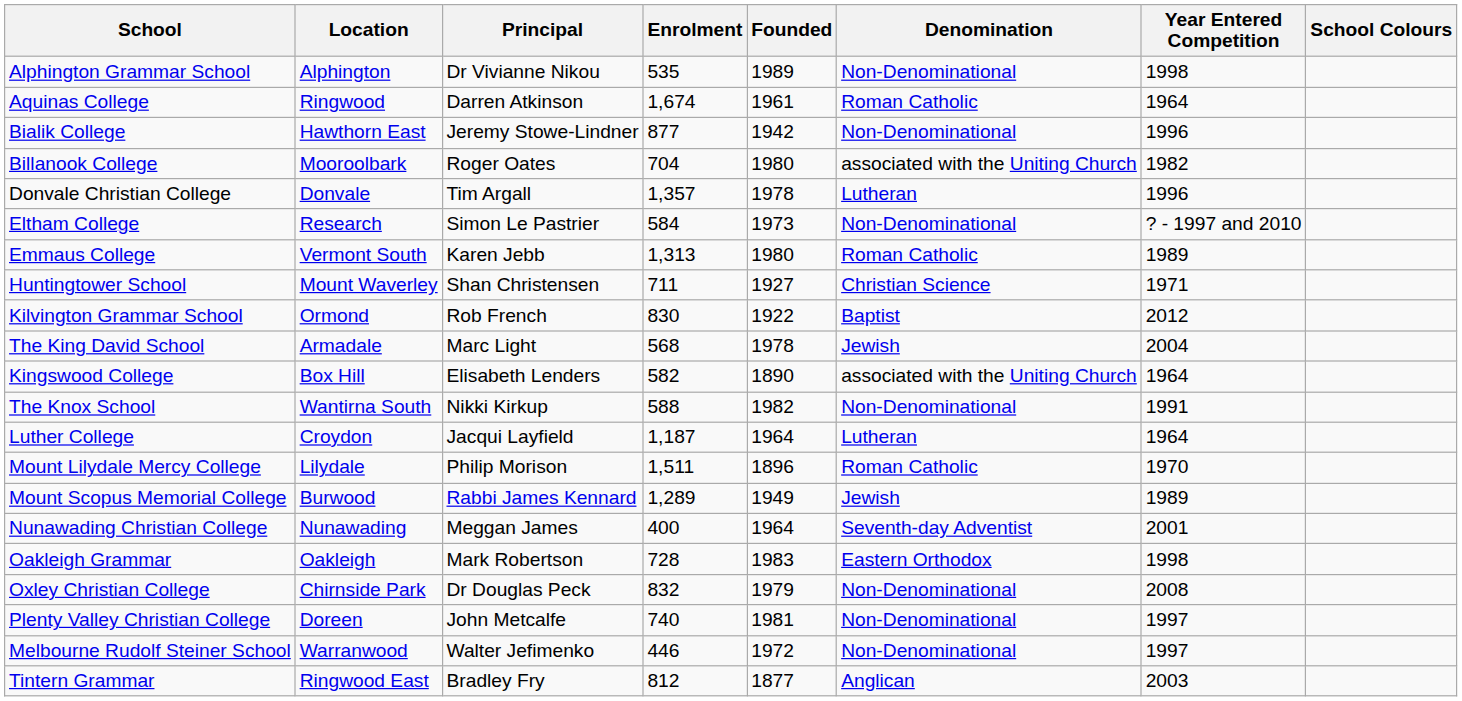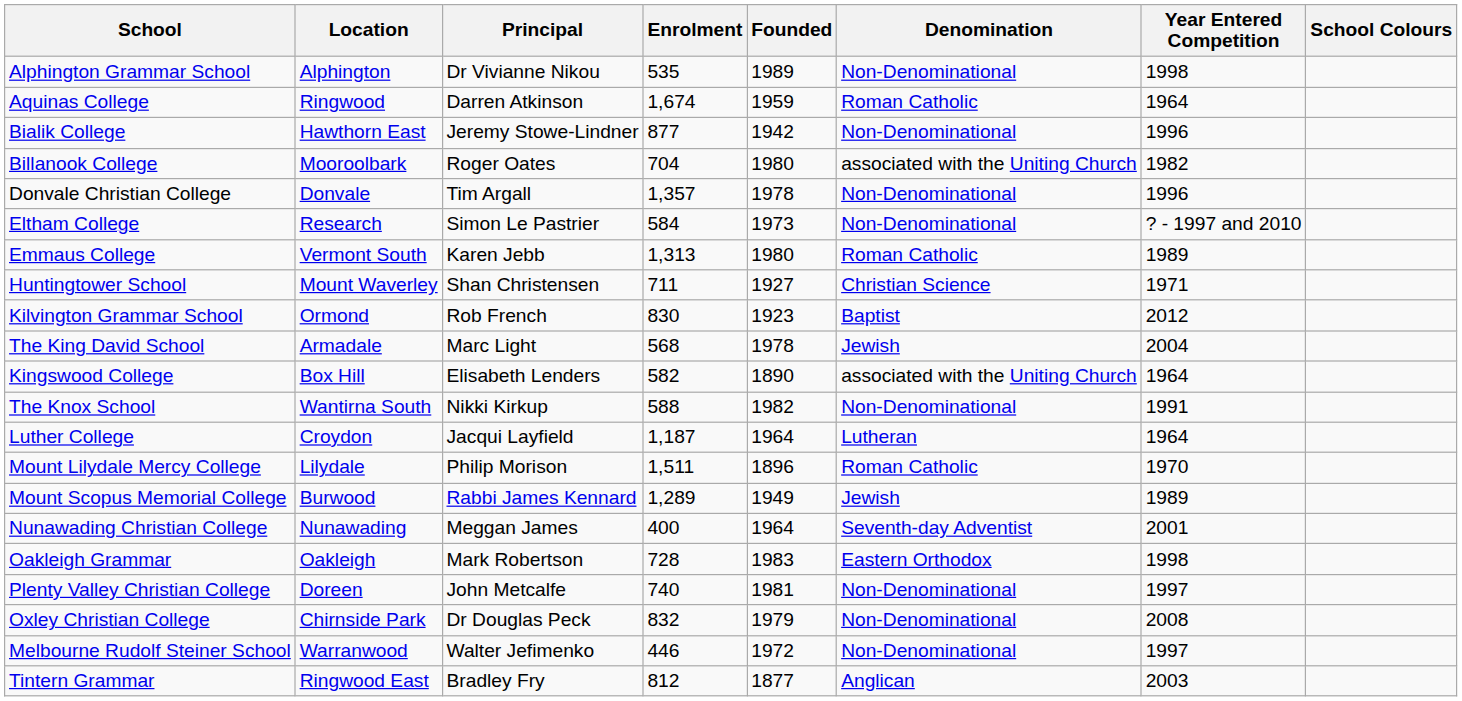(773, 102) 1961 -> (773, 102) 1959
(879, 193) Lutheran -> (929, 193) Non-Denominational
(773, 315) 1922 -> (773, 315) 1923
rows swapped: (109, 589) <-> (140, 619)
